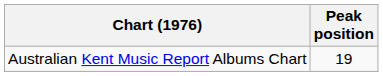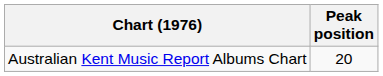(344, 58) 19 -> (344, 58) 20
